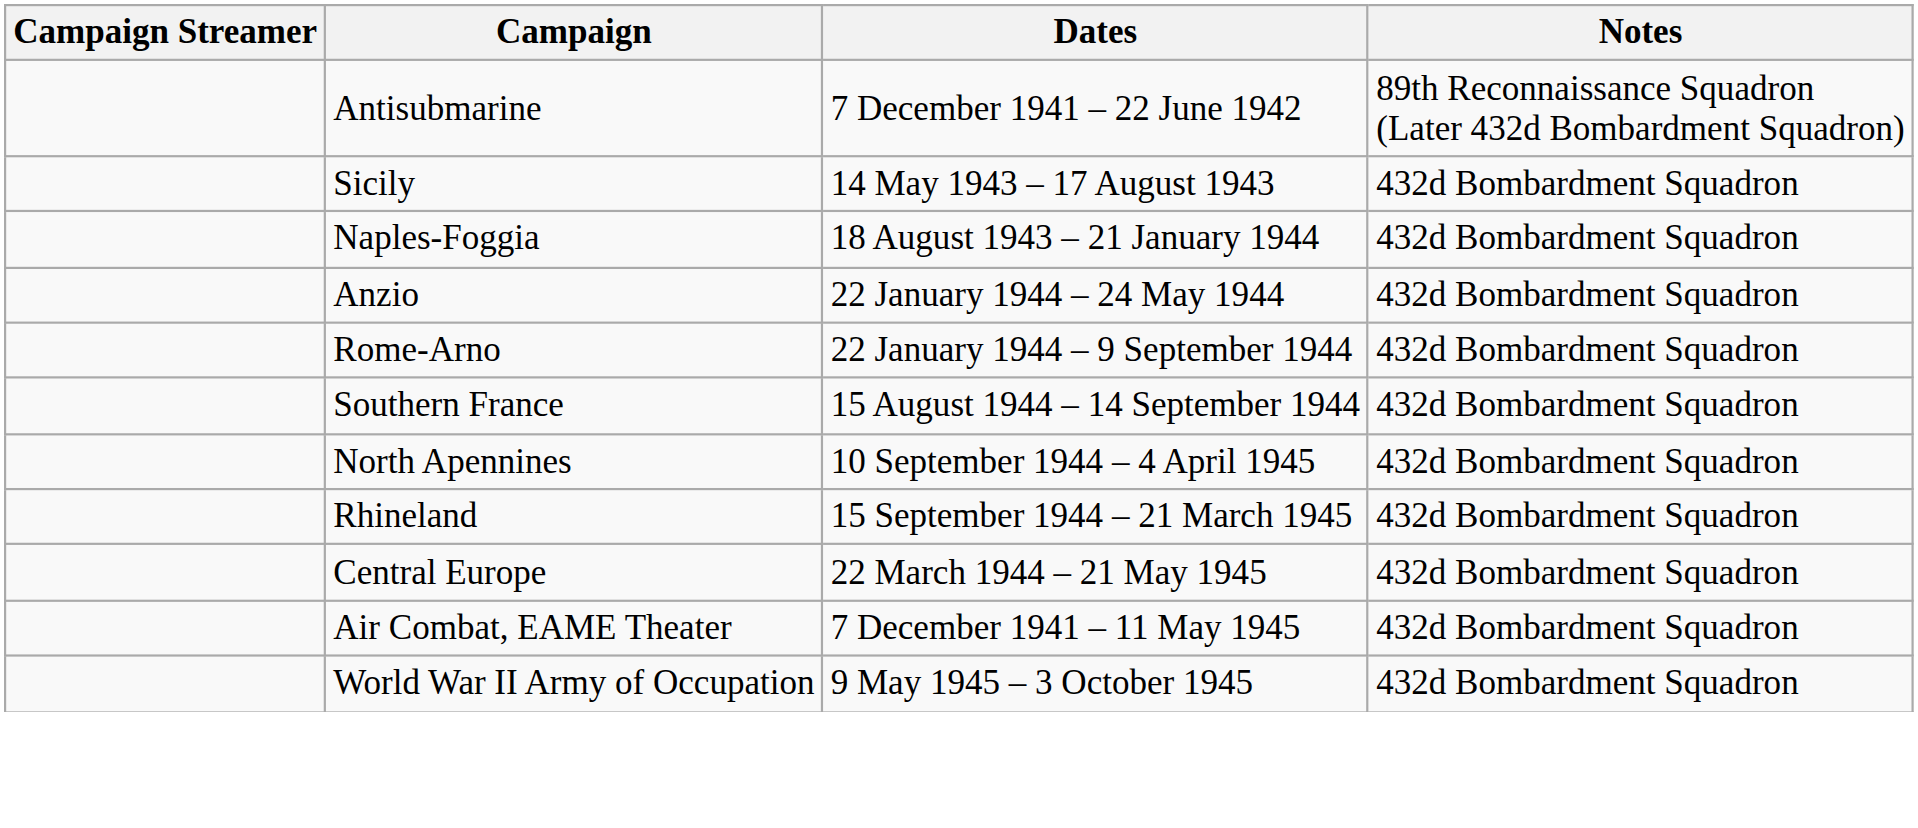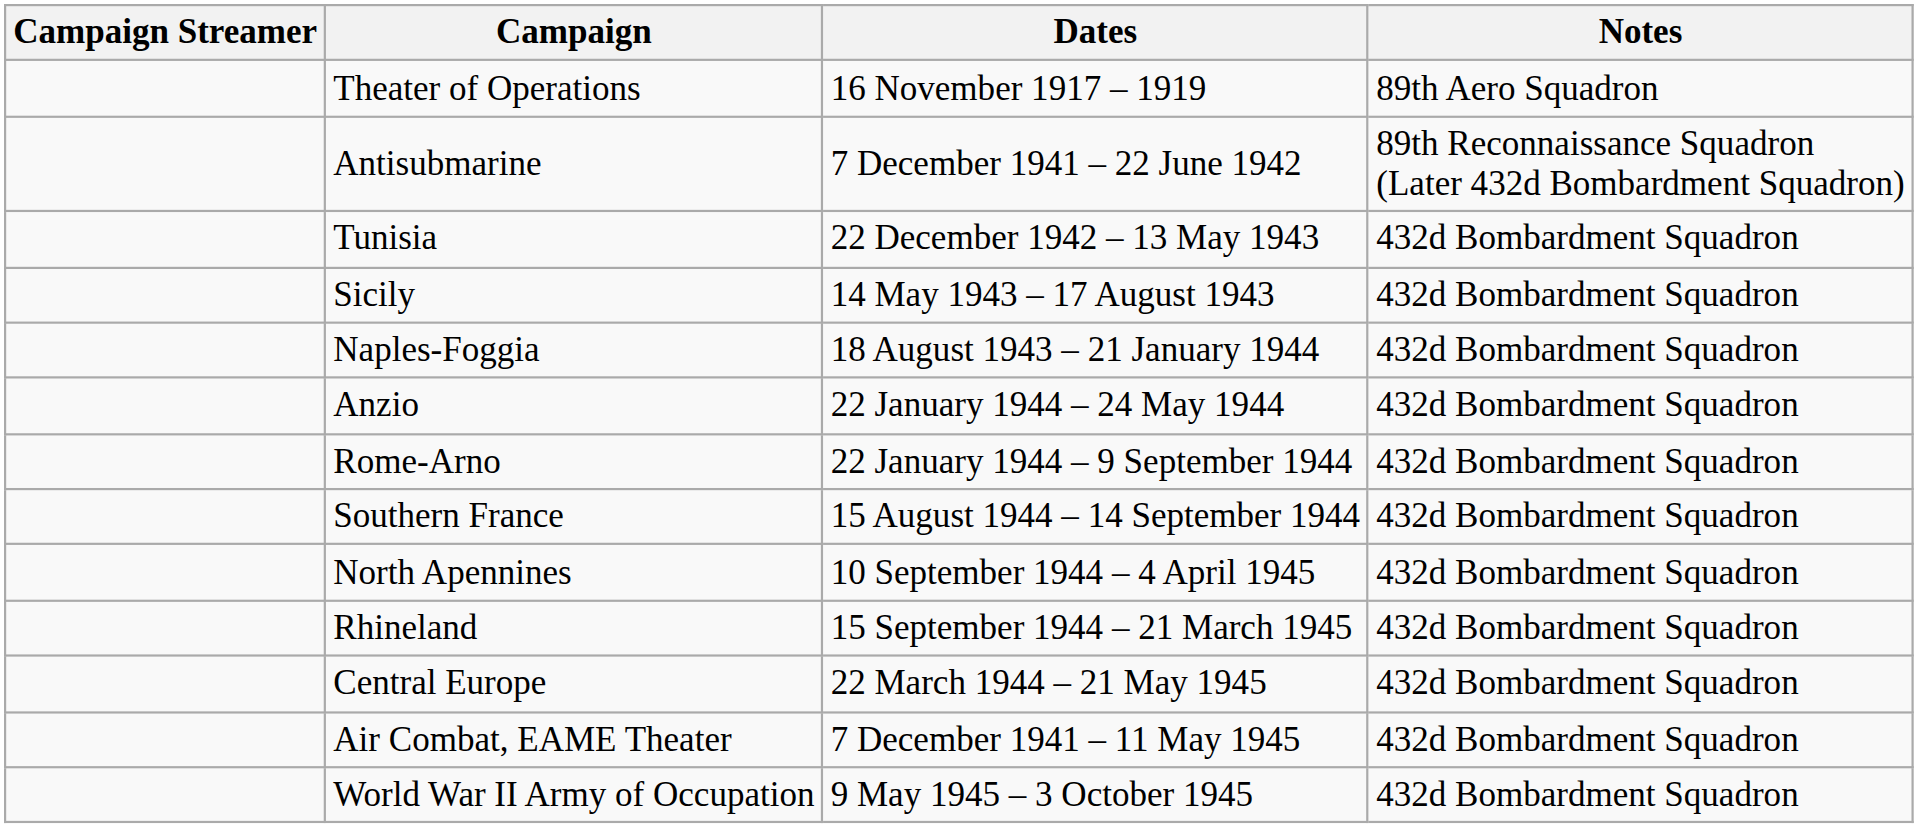+ row: (487, 87)
+ row: (385, 238)
